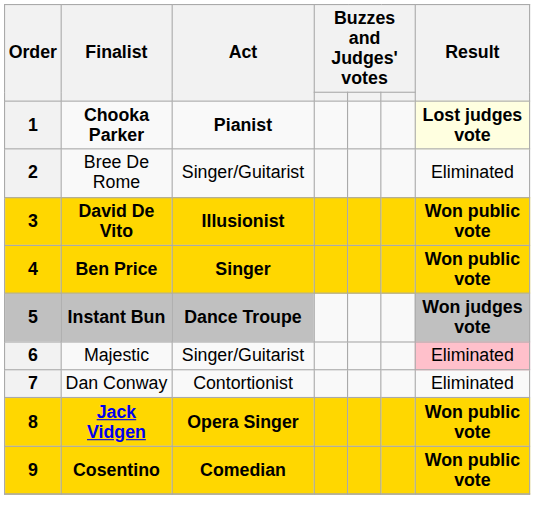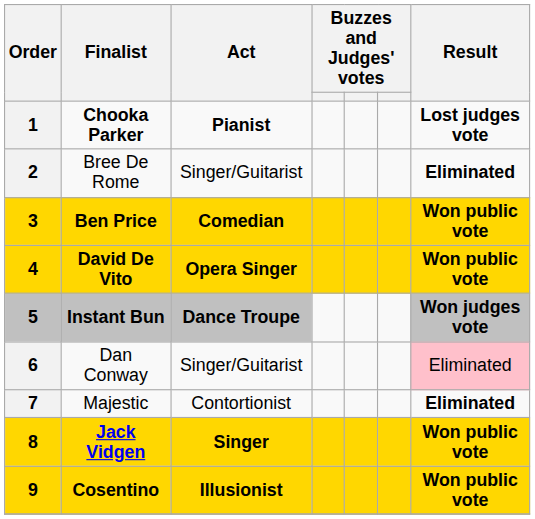(472, 124) lightyellow background -> (470, 124) no background
(472, 173) normal -> (470, 173) bold
(116, 221) David De Vito -> (116, 221) Ben Price
(243, 221) Illusionist -> (241, 221) Comedian
(116, 269) Ben Price -> (116, 269) David De Vito
(243, 269) Singer -> (241, 269) Opera Singer
(116, 355) Majestic -> (116, 365) Dan Conway
(116, 383) Dan Conway -> (116, 403) Majestic
(472, 383) normal -> (470, 403) bold
(243, 421) Opera Singer -> (241, 441) Singer
(243, 470) Comedian -> (241, 490) Illusionist
